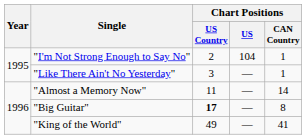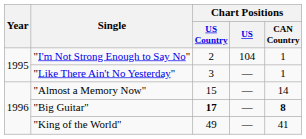(211, 90) 11 -> (211, 90) 15
(283, 108) normal -> (283, 108) bold
